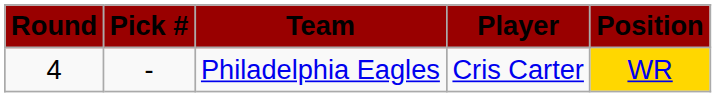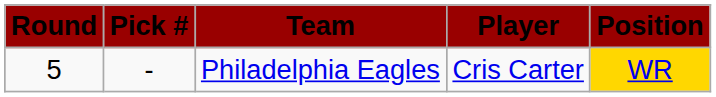(54, 69) 4 -> (54, 69) 5
